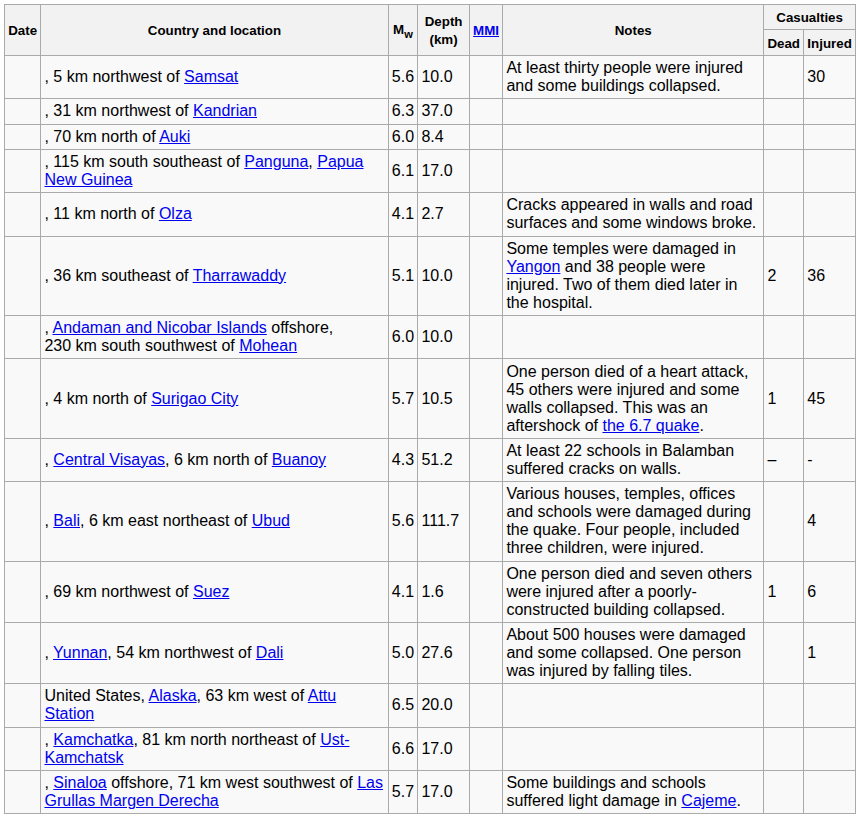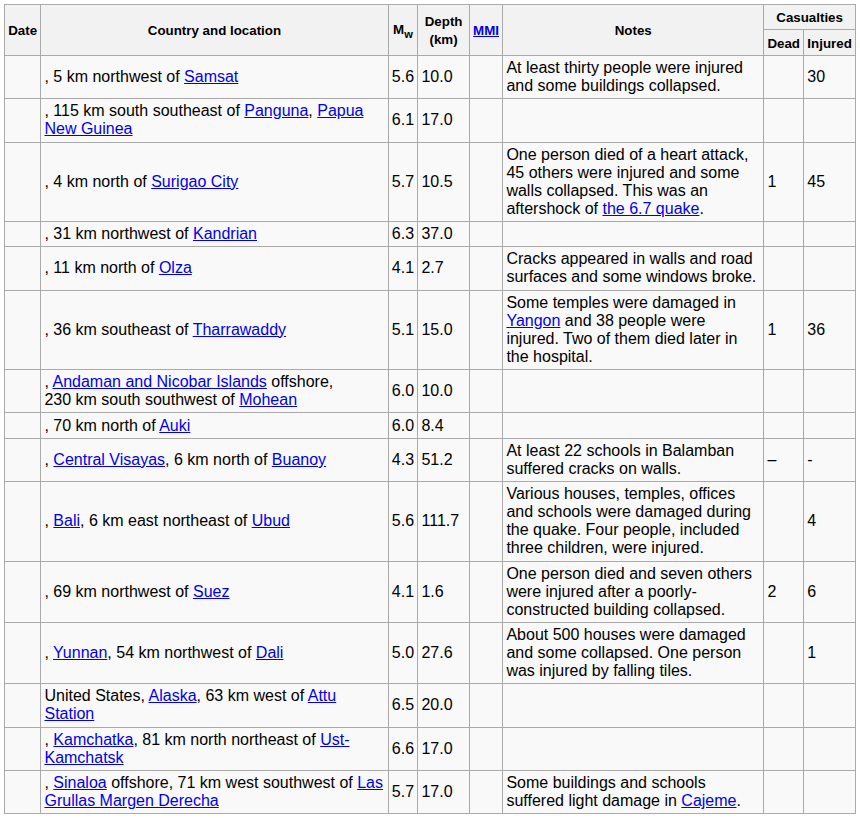rows swapped: (204, 171) <-> (151, 111)
rows swapped: (141, 398) <-> (117, 136)
(437, 275) 10.0 -> (437, 329) 15.0
(772, 275) 2 -> (772, 329) 1
(772, 591) 1 -> (772, 591) 2
